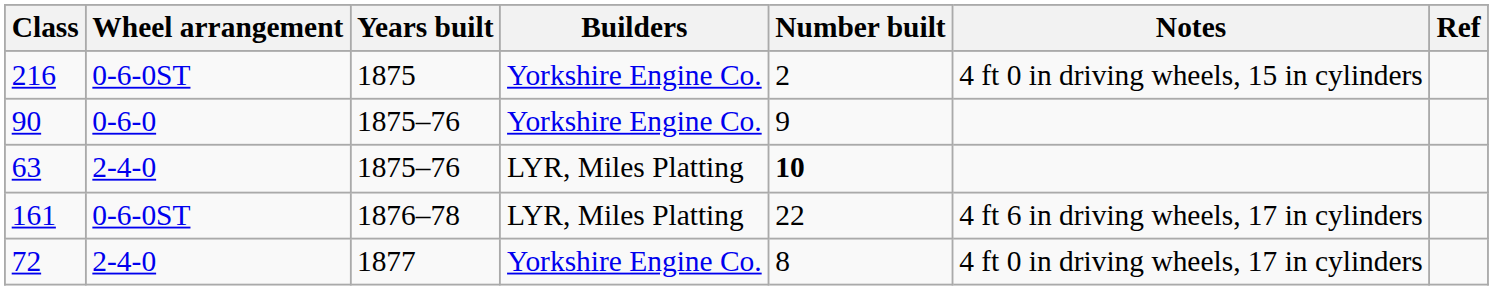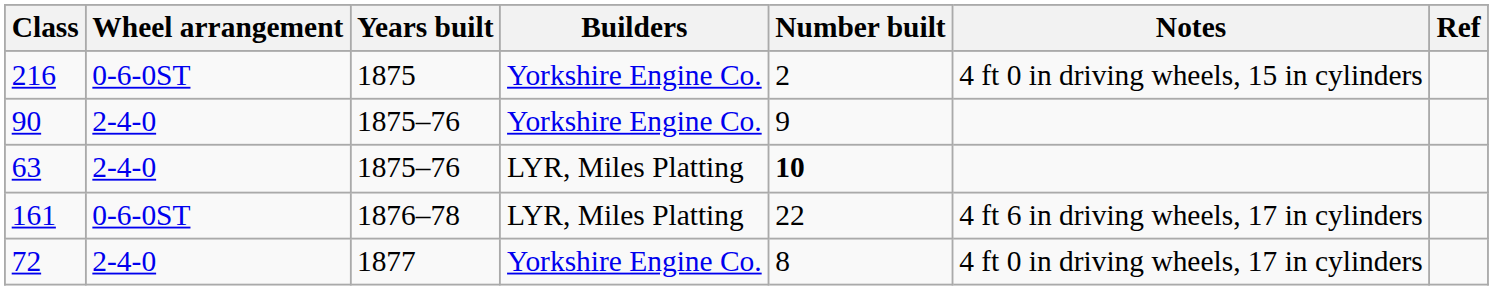(124, 121) 0-6-0 -> (124, 121) 2-4-0
